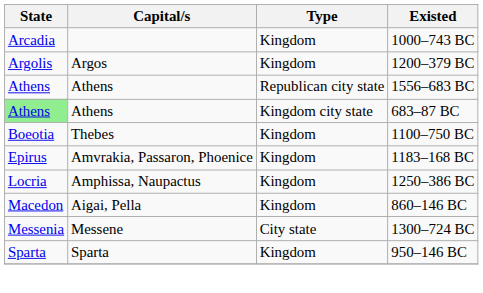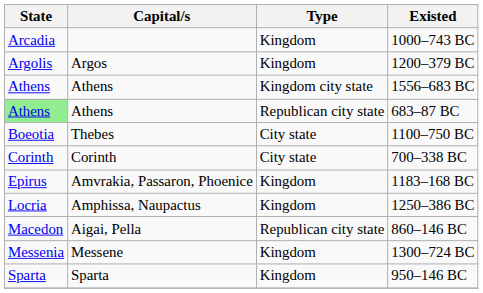(322, 87) Republican city state -> (316, 87) Kingdom city state
(316, 110) Kingdom city state -> (322, 110) Republican city state
(288, 134) Kingdom -> (288, 134) City state
+ row: (429, 157)
(288, 205) Kingdom -> (322, 228) Republican city state
(288, 228) City state -> (288, 252) Kingdom
